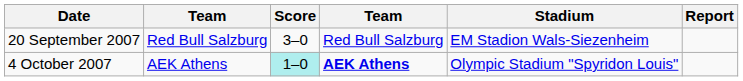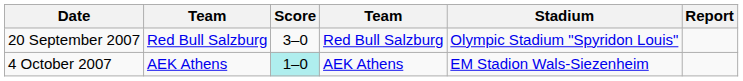(550, 40) EM Stadion Wals-Siezenheim -> (564, 40) Olympic Stadium "Spyridon Louis"
(366, 64) bold -> (363, 64) normal
(564, 64) Olympic Stadium "Spyridon Louis" -> (550, 64) EM Stadion Wals-Siezenheim
